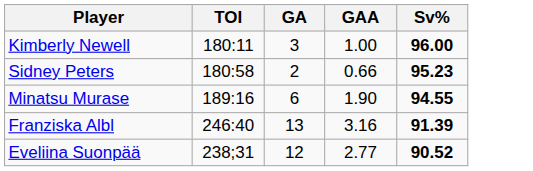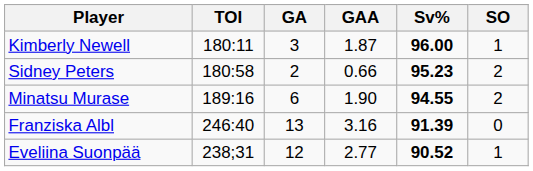+ column: (498, 17)
(360, 44) 1.00 -> (360, 44) 1.87
